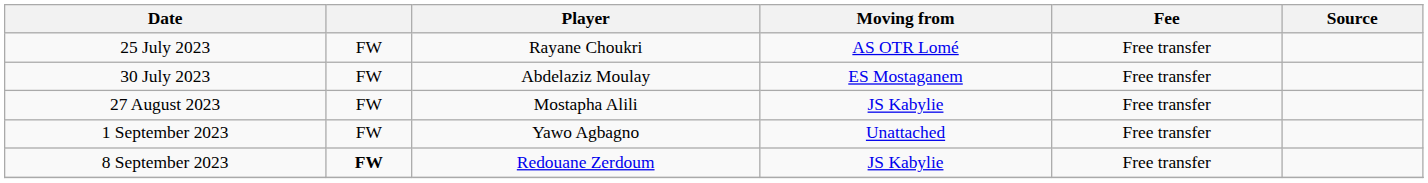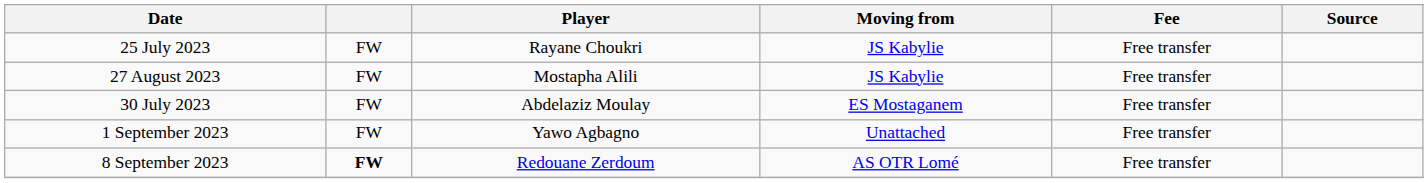(906, 47) AS OTR Lomé -> (906, 47) JS Kabylie
rows swapped: (165, 75) <-> (165, 104)
(906, 162) JS Kabylie -> (906, 162) AS OTR Lomé
